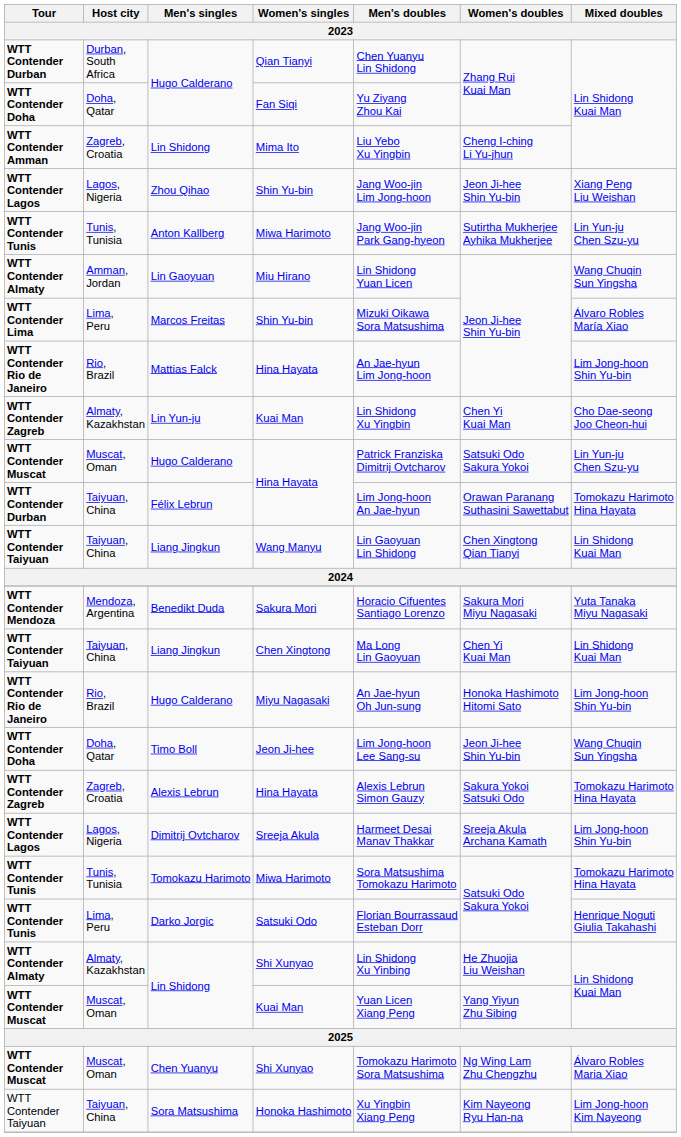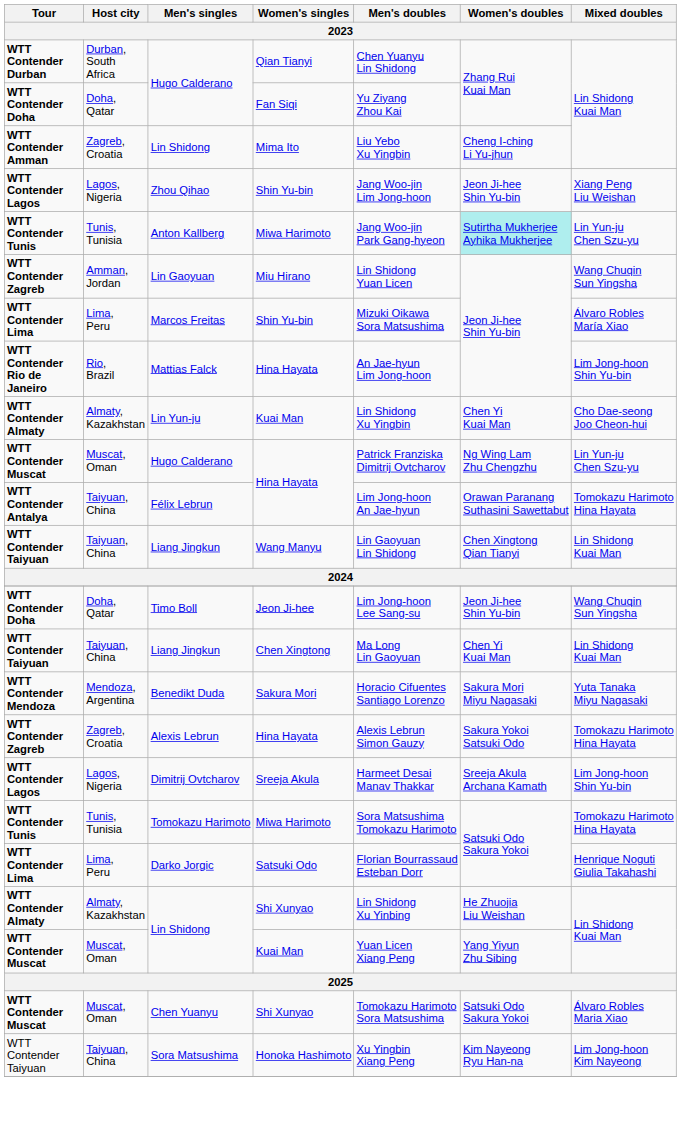(510, 234) no background -> (510, 234) paleturquoise background
(35, 276) WTT Contender Almaty -> (35, 276) WTT Contender Zagreb
(35, 418) WTT Contender Zagreb -> (35, 418) WTT Contender Almaty
(496, 461) Satsuki Odo Sakura Yokoi -> (500, 461) Ng Wing Lam Zhu Chengzhu
(35, 504) WTT Contender Durban -> (35, 504) WTT Contender Antalya
rows swapped: (174, 749) <-> (188, 608)
- row: (192, 700)
(35, 921) WTT Contender Tunis -> (35, 865) WTT Contender Lima
(500, 1068) Ng Wing Lam Zhu Chengzhu -> (496, 1012) Satsuki Odo Sakura Yokoi
